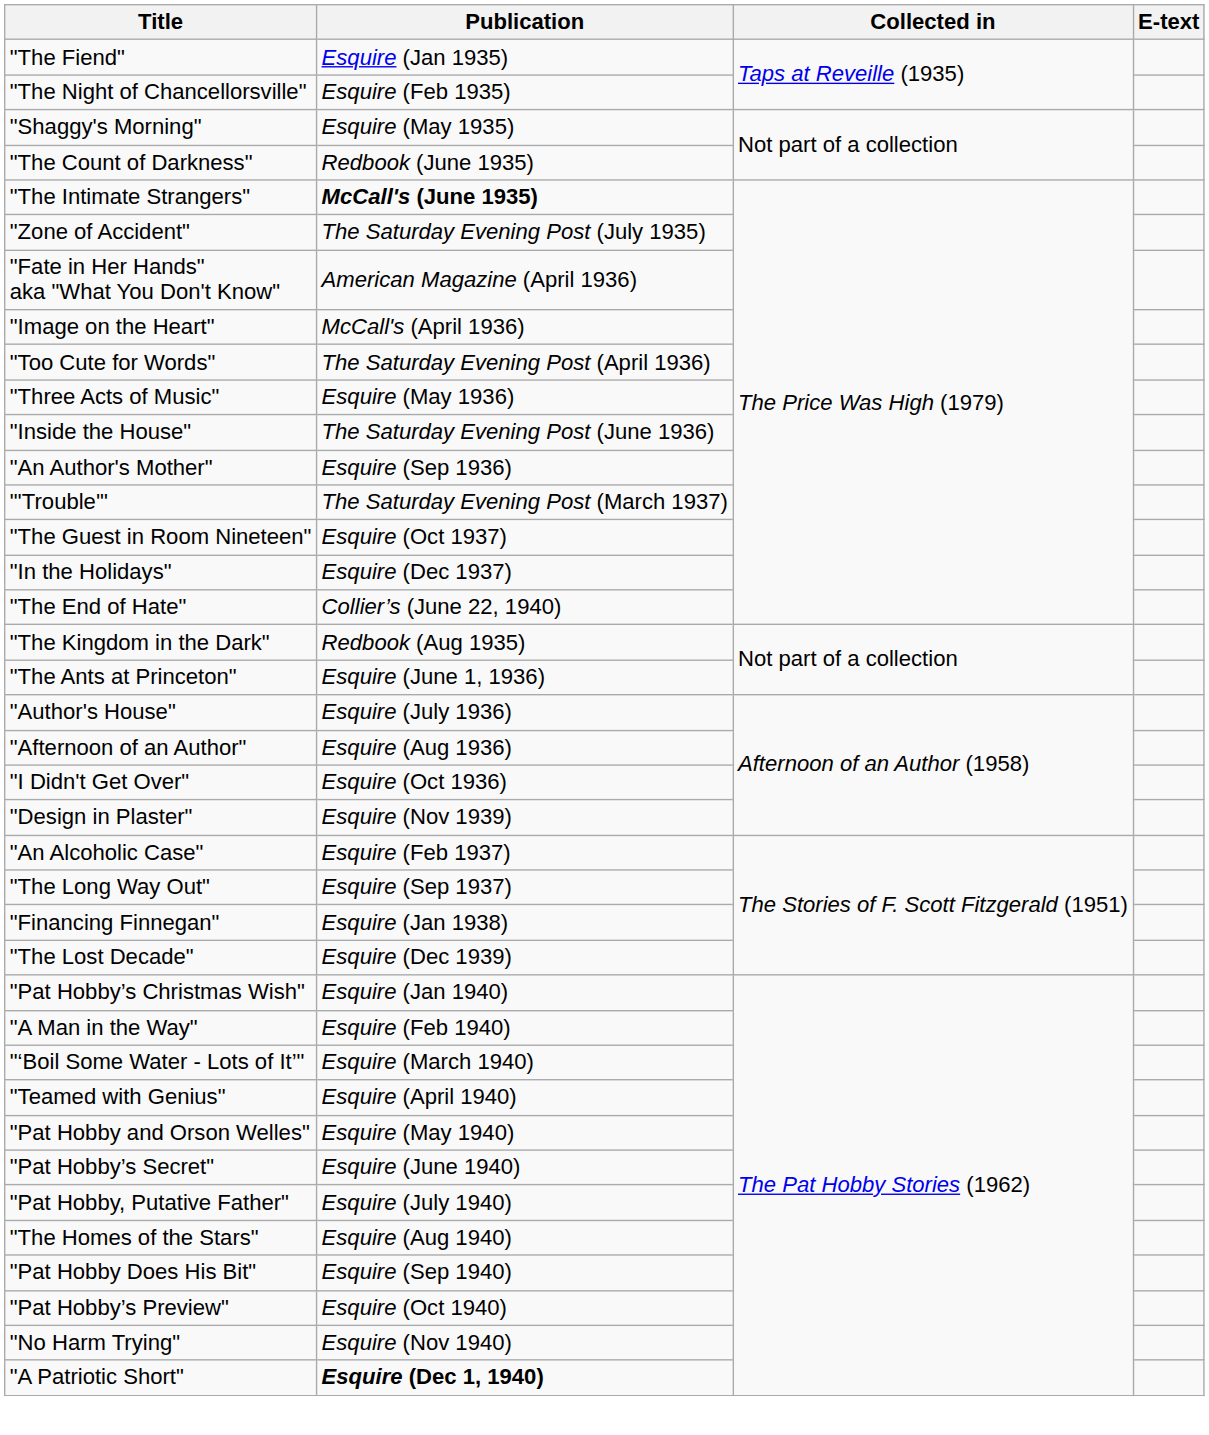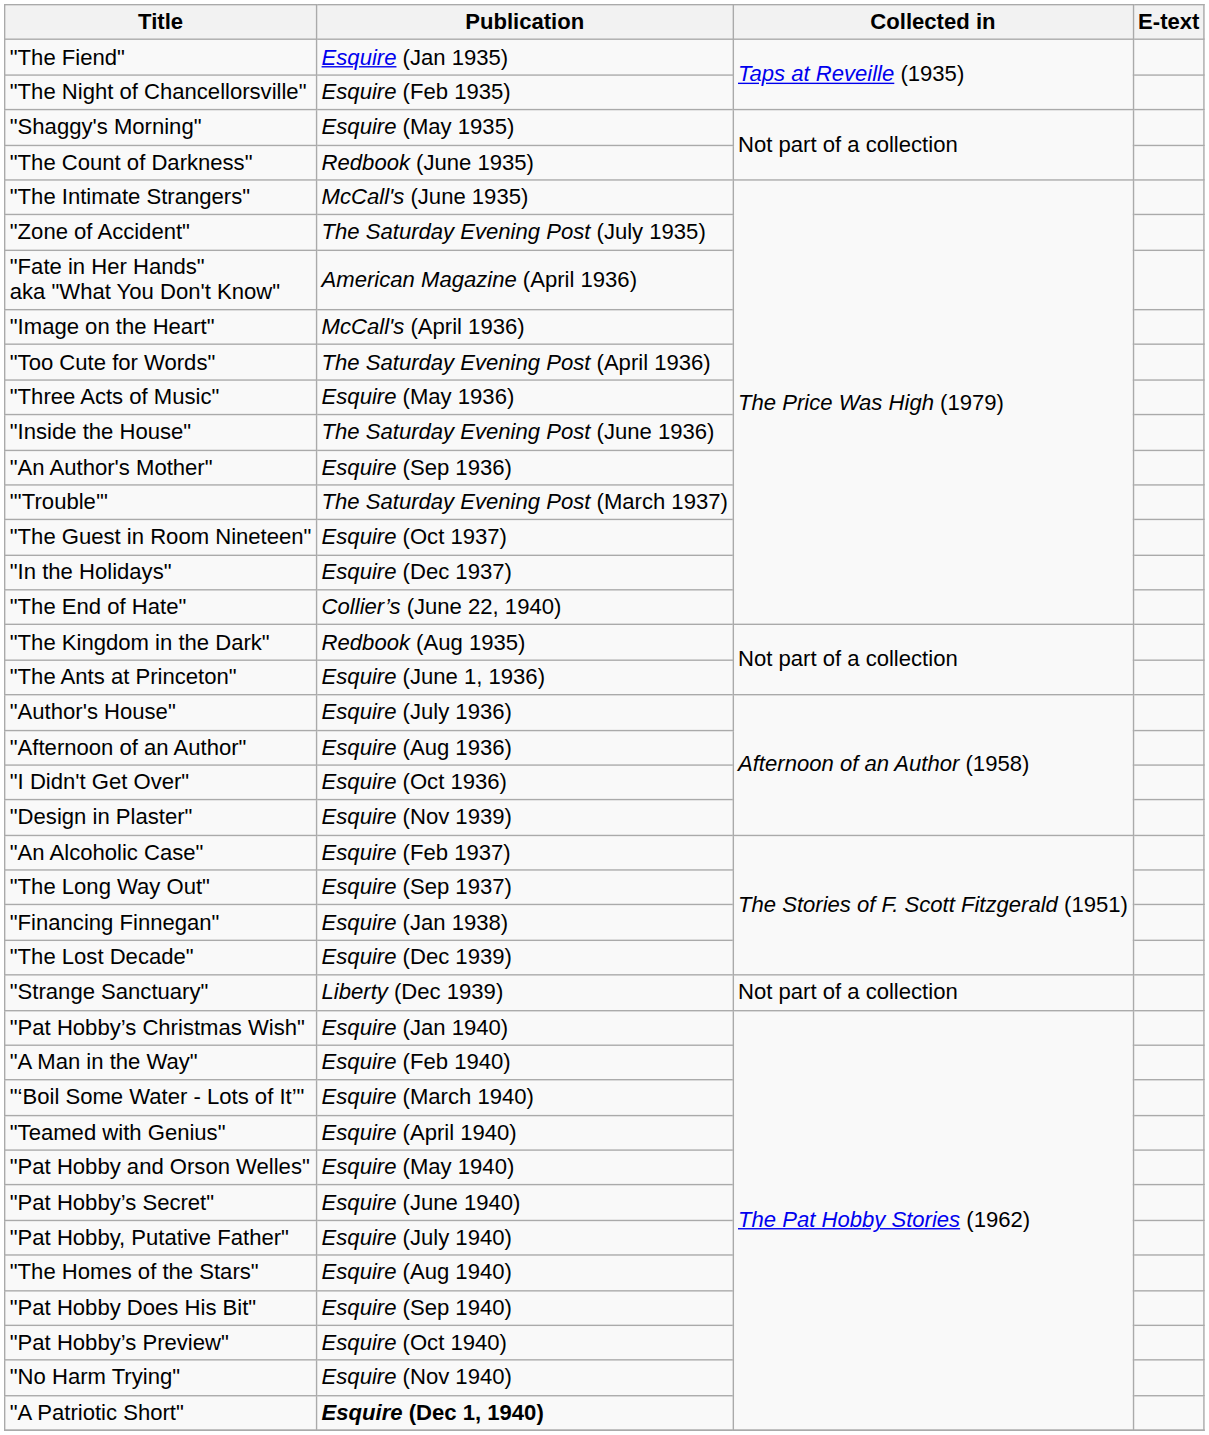(430, 197) bold -> (425, 197) normal
+ row: (109, 992)
